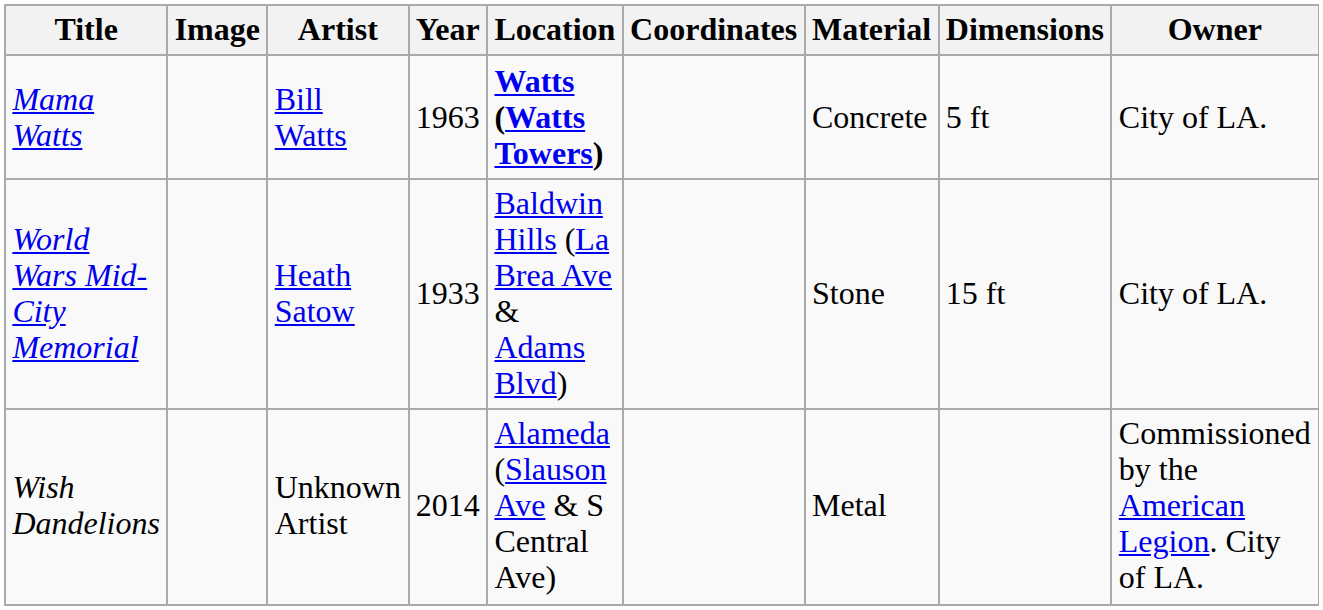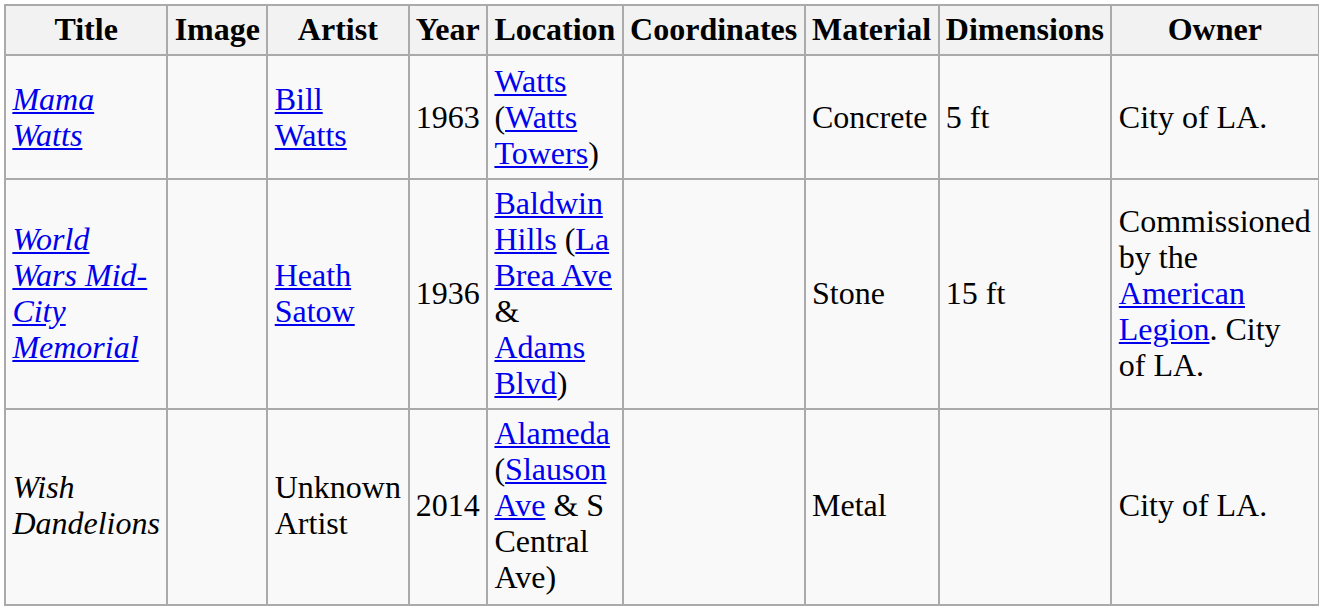(549, 116) bold -> (547, 116) normal
(448, 293) 1933 -> (448, 293) 1936
(1193, 293) City of LA. -> (1215, 293) Commissioned by the American Legion. City of LA.
(1215, 506) Commissioned by the American Legion. City of LA. -> (1193, 506) City of LA.
